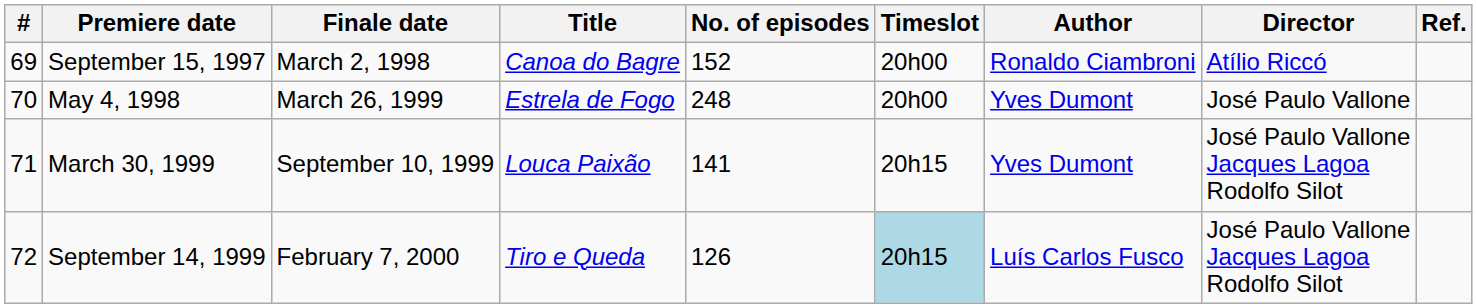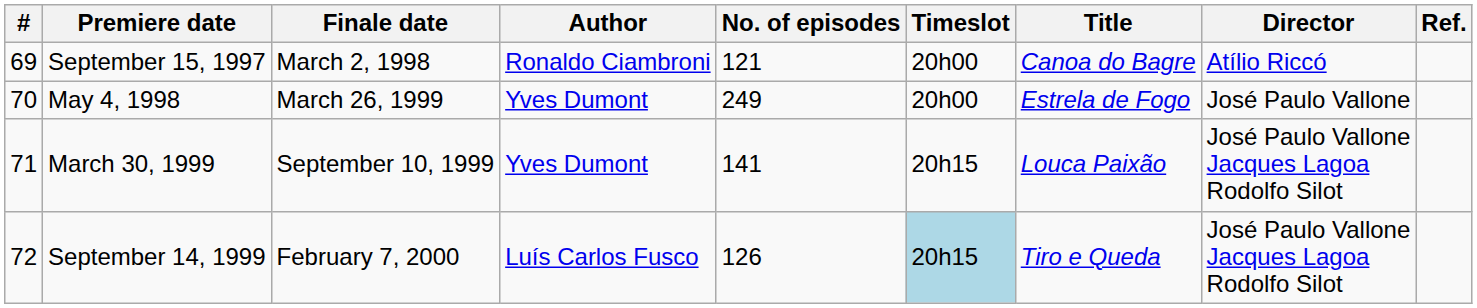columns swapped: (593, 23) <-> (1093, 23)
(711, 61) 152 -> (742, 61) 121
(711, 99) 248 -> (742, 99) 249
